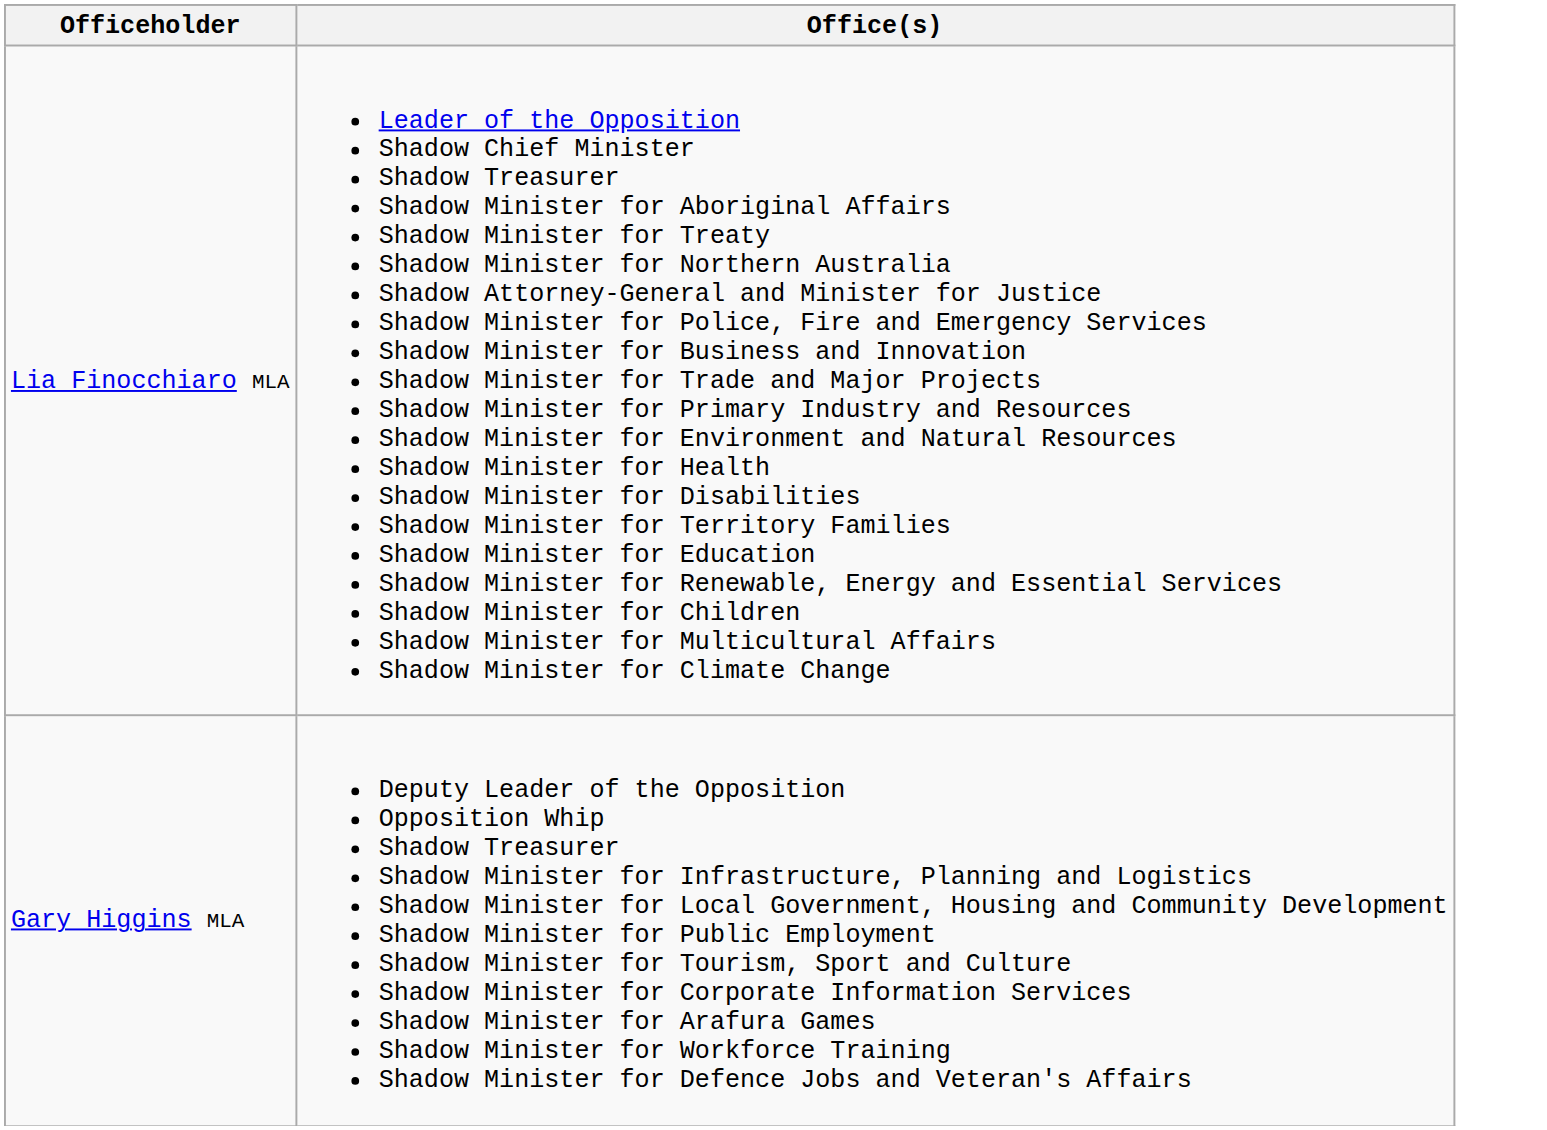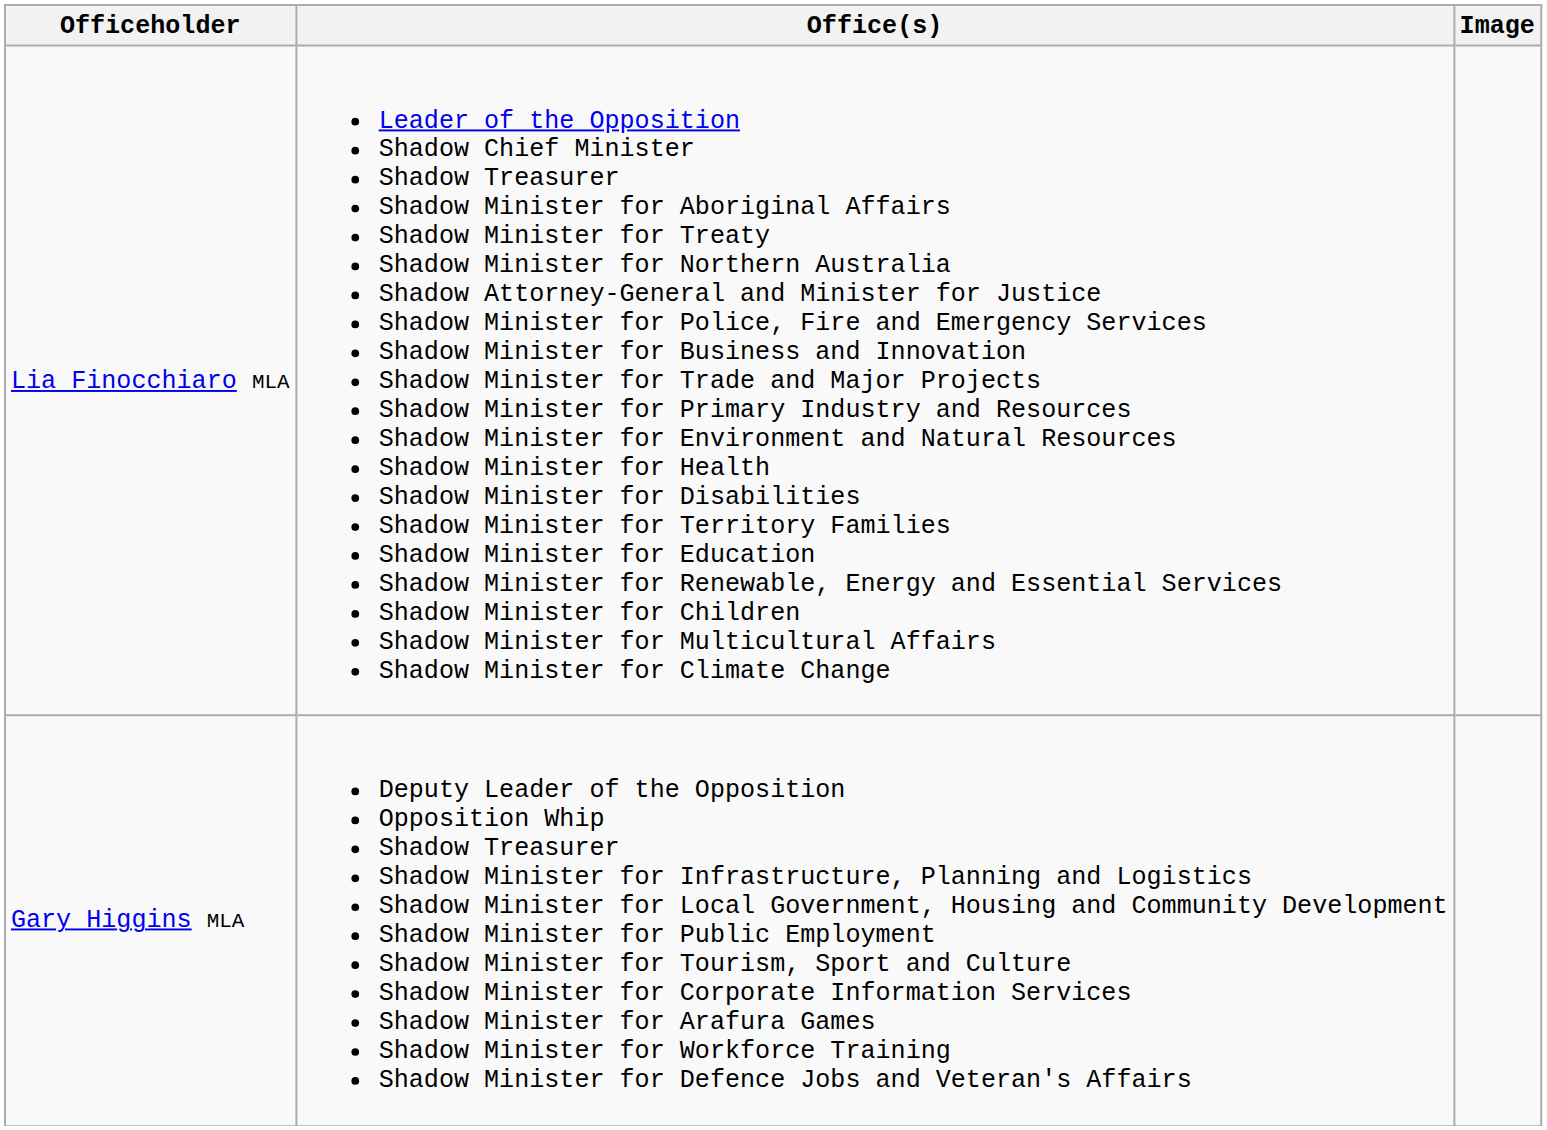+ column: (1497, 25)
